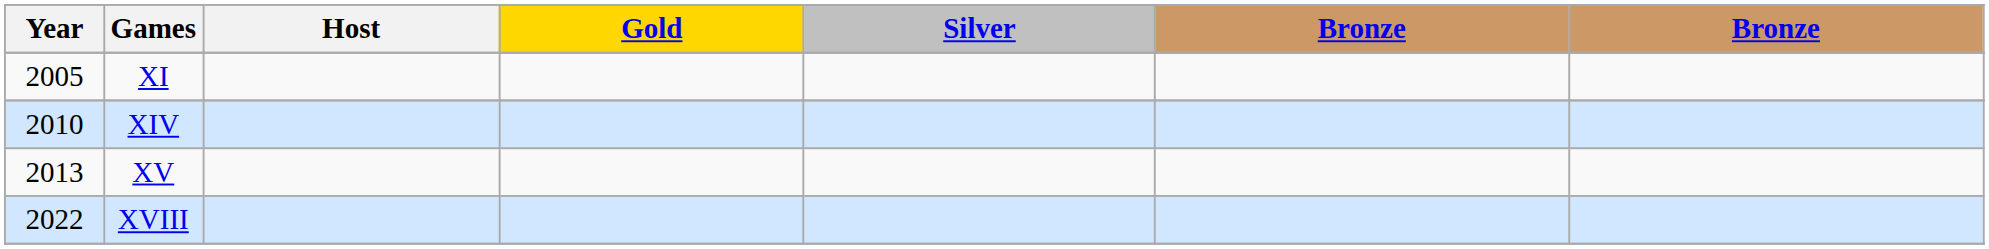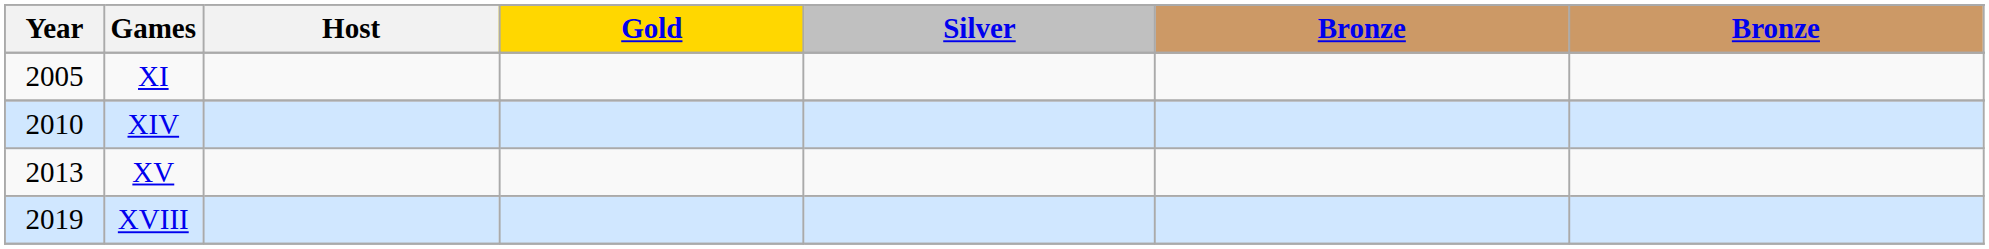(54, 220) 2022 -> (54, 220) 2019
